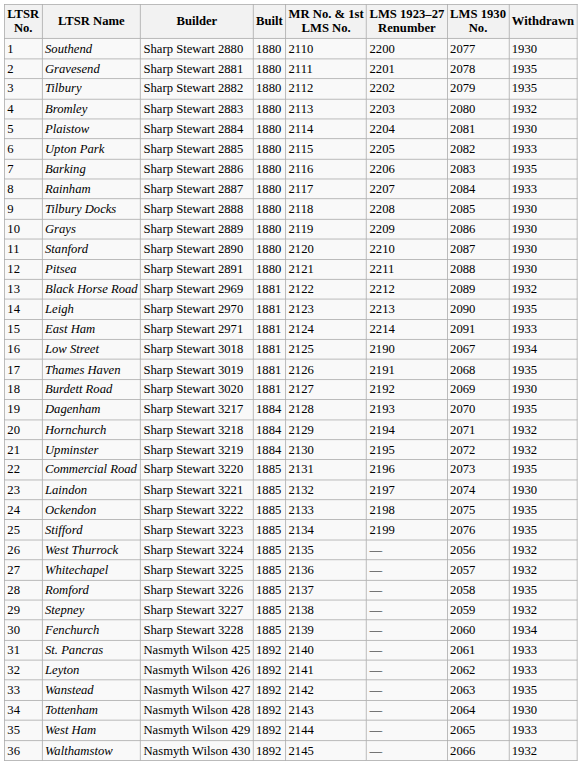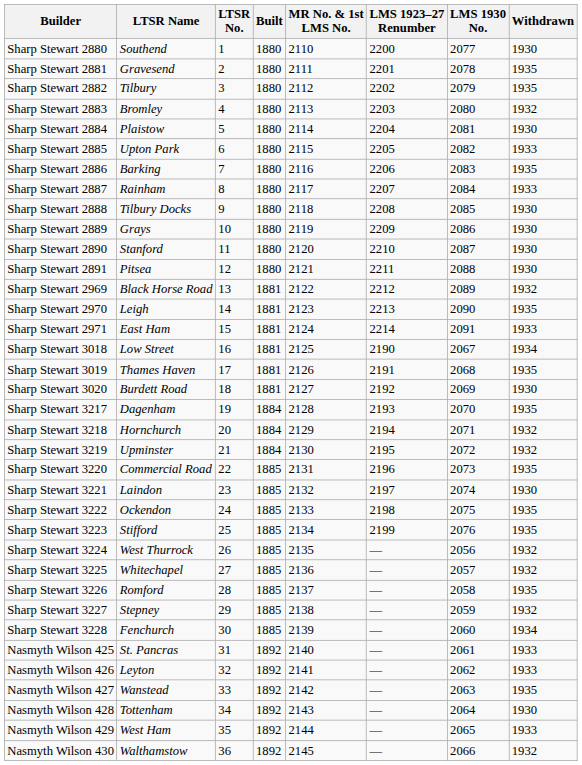columns swapped: (23, 21) <-> (197, 21)
